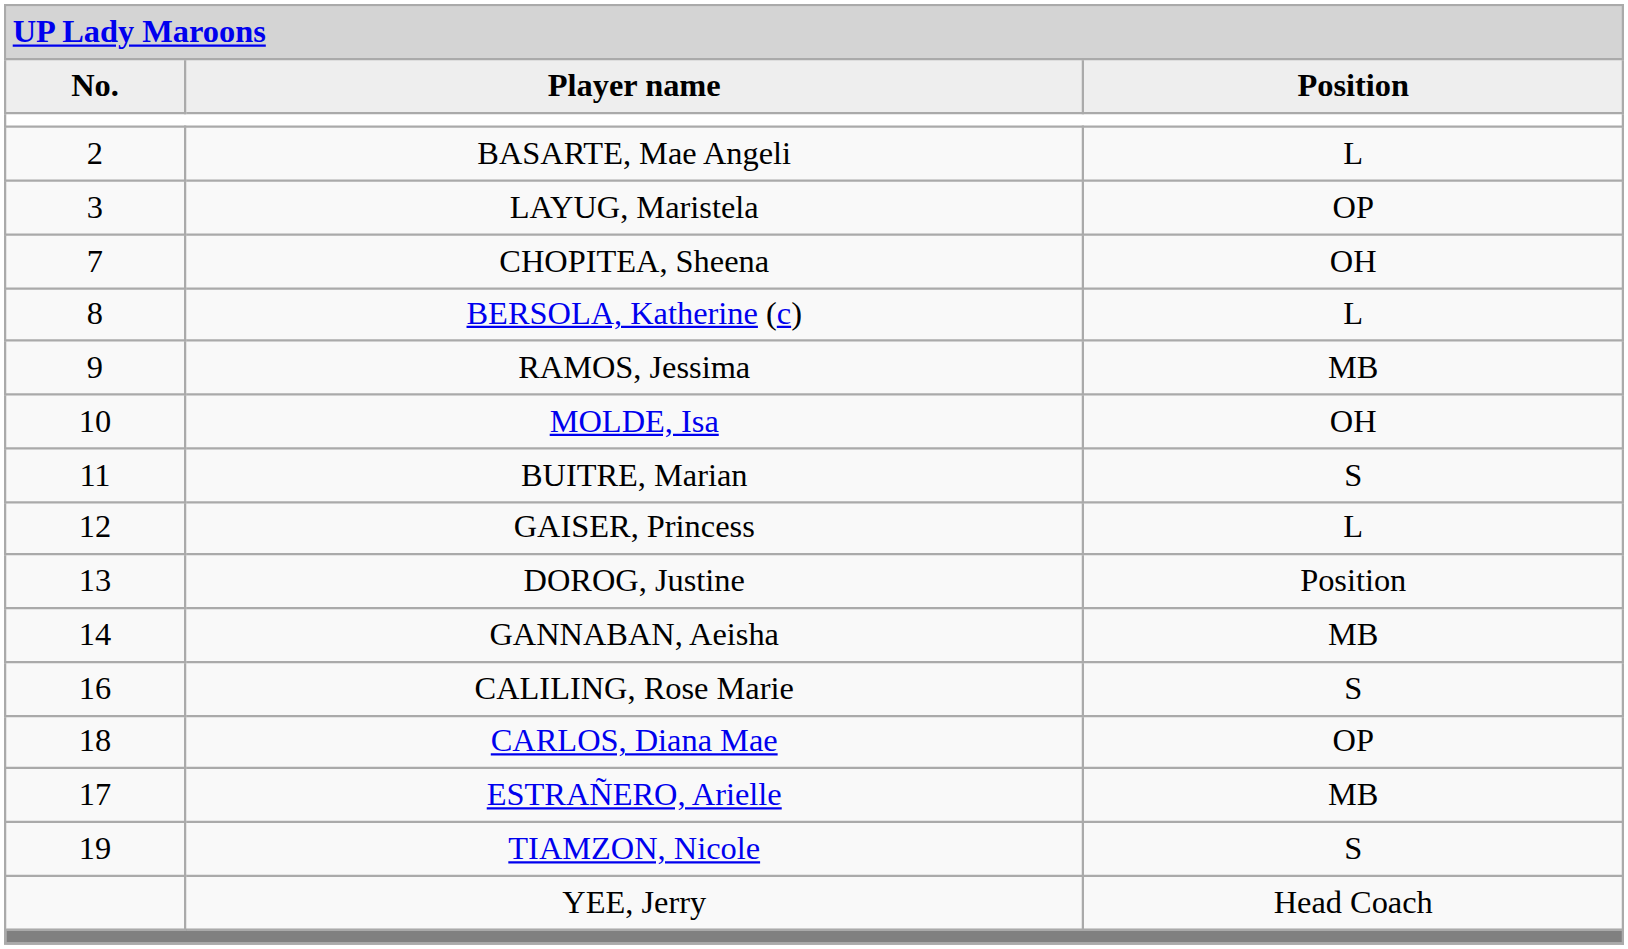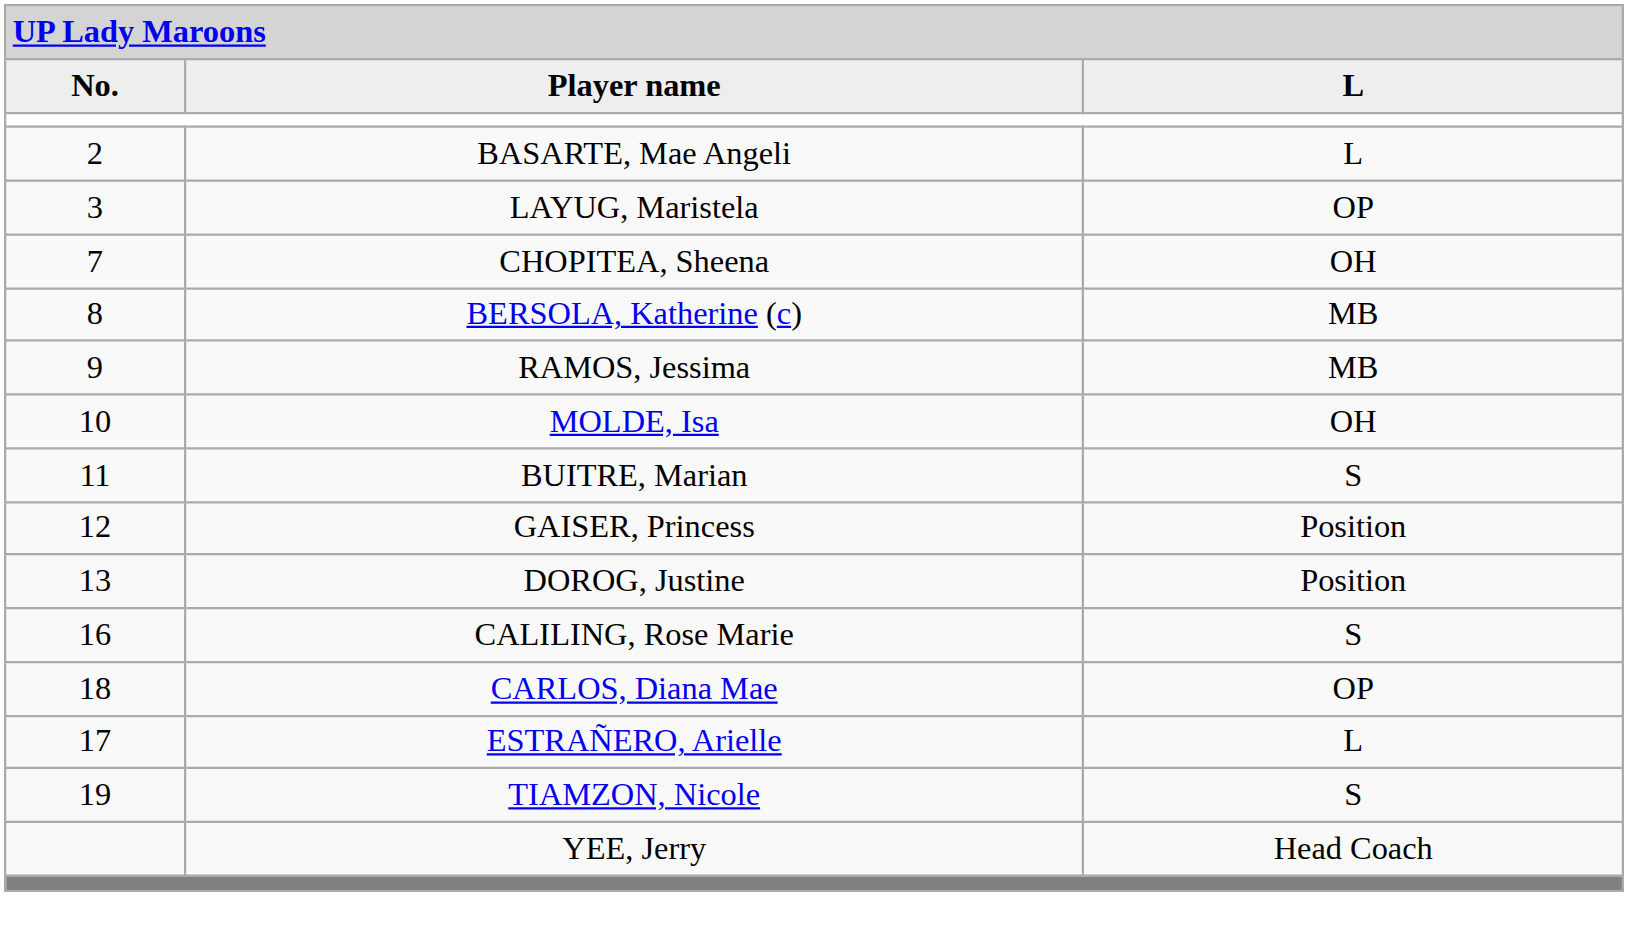(1353, 85) Position -> (1353, 85) L
(1353, 313) L -> (1353, 313) MB
(1353, 527) L -> (1353, 527) Position
- row: (95, 634)
(1353, 794) MB -> (1353, 741) L
